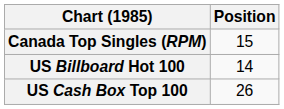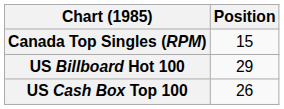(245, 66) 14 -> (245, 66) 29
